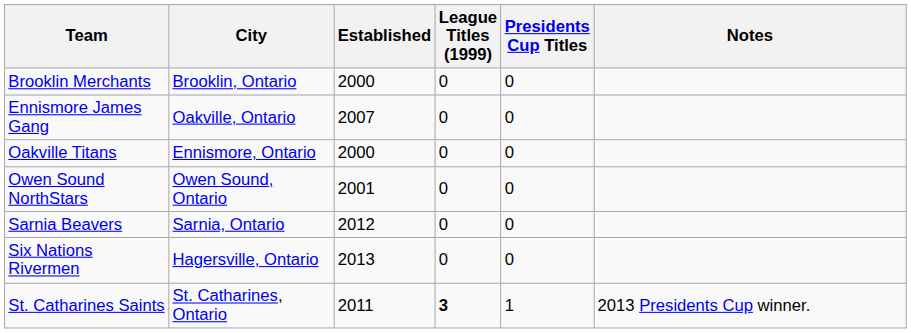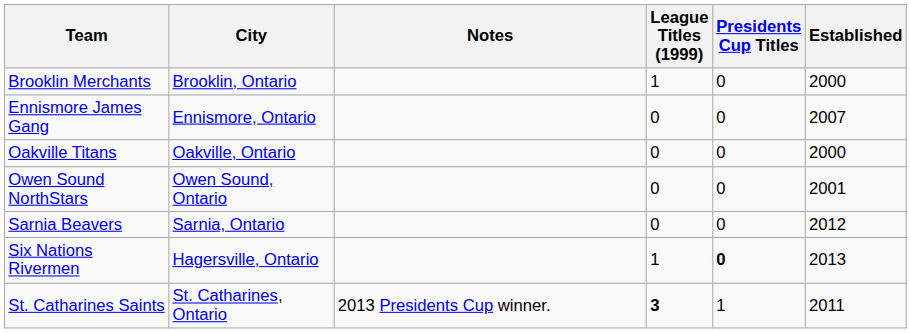columns swapped: (384, 36) <-> (750, 36)
(443, 81) 0 -> (655, 81) 1
(234, 117) Oakville, Ontario -> (244, 117) Ennismore, Ontario
(244, 153) Ennismore, Ontario -> (234, 153) Oakville, Ontario
(443, 260) 0 -> (655, 260) 1
(509, 260) normal -> (721, 260) bold
